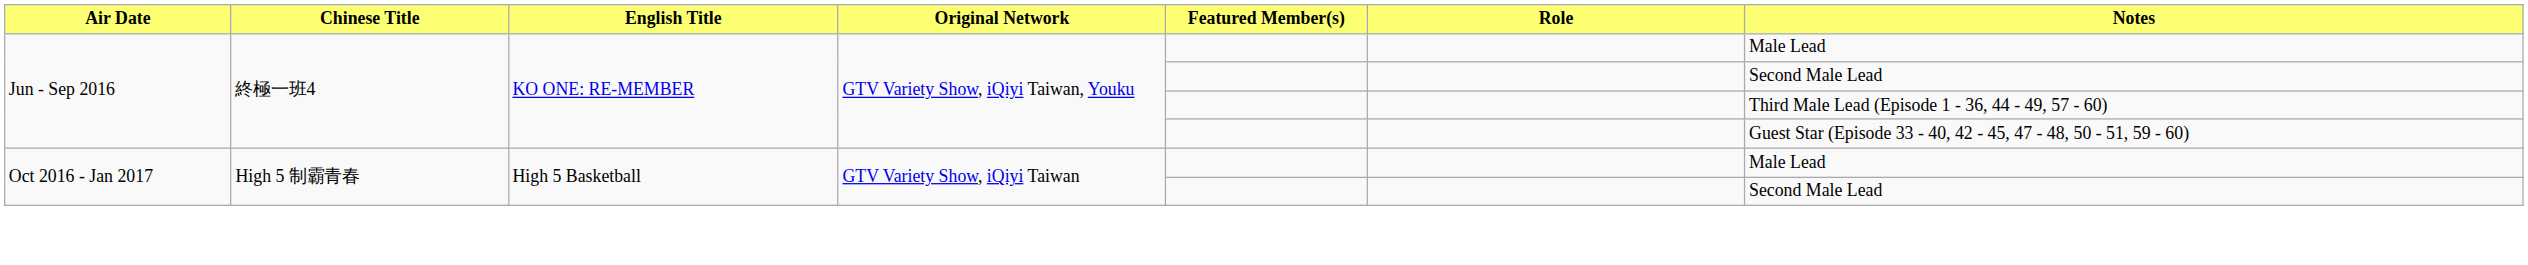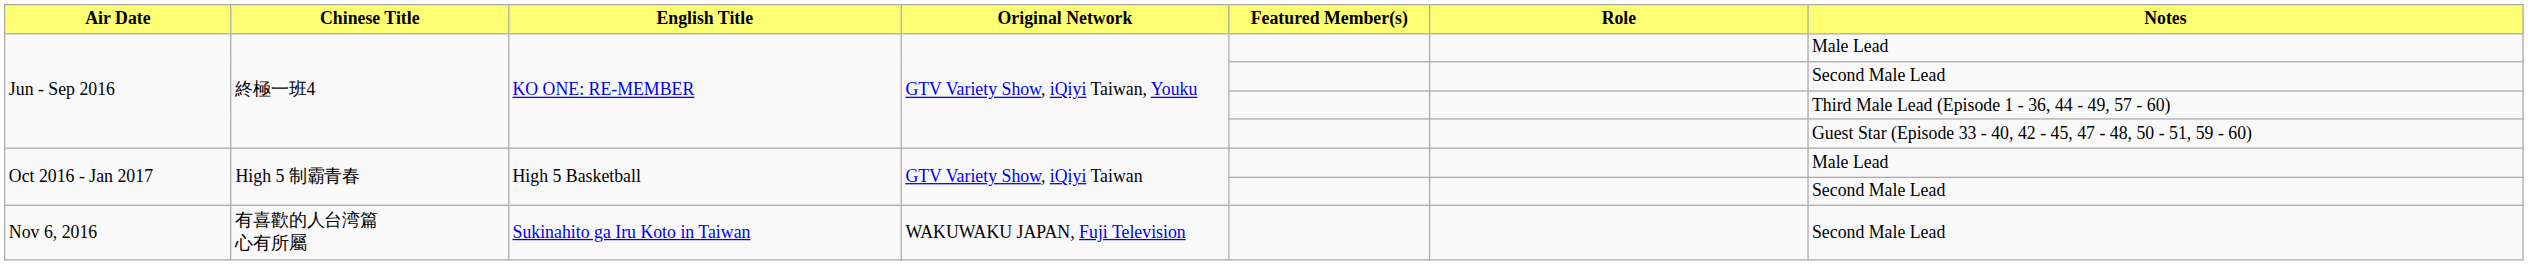+ row: (53, 232)
